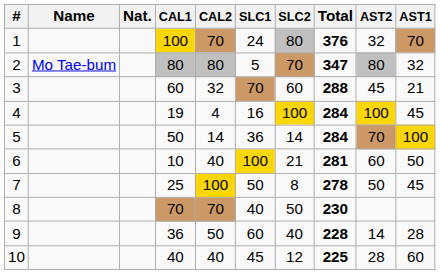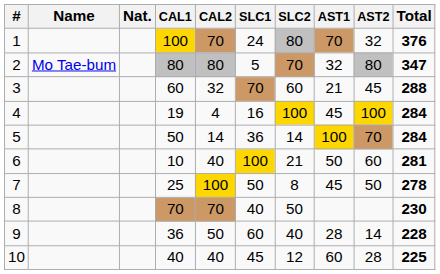columns swapped: (416, 17) <-> (335, 16)
